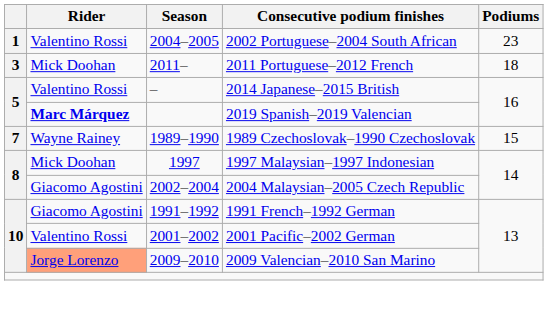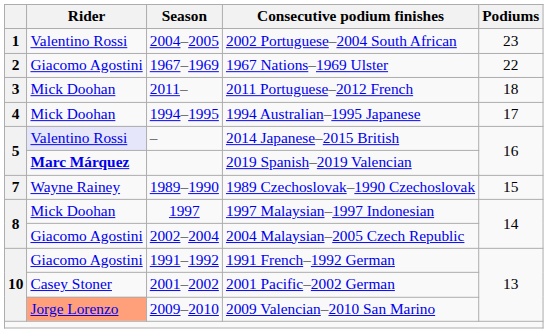+ row: (307, 65)
+ row: (323, 114)
(79, 89) no background -> (79, 138) lavender background
(79, 235) Valentino Rossi -> (71, 284) Casey Stoner
